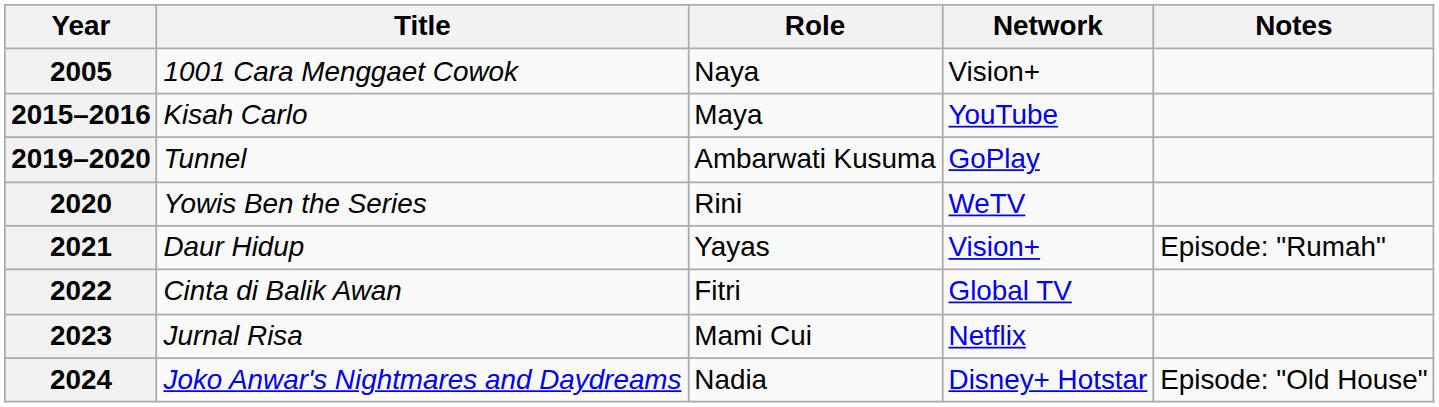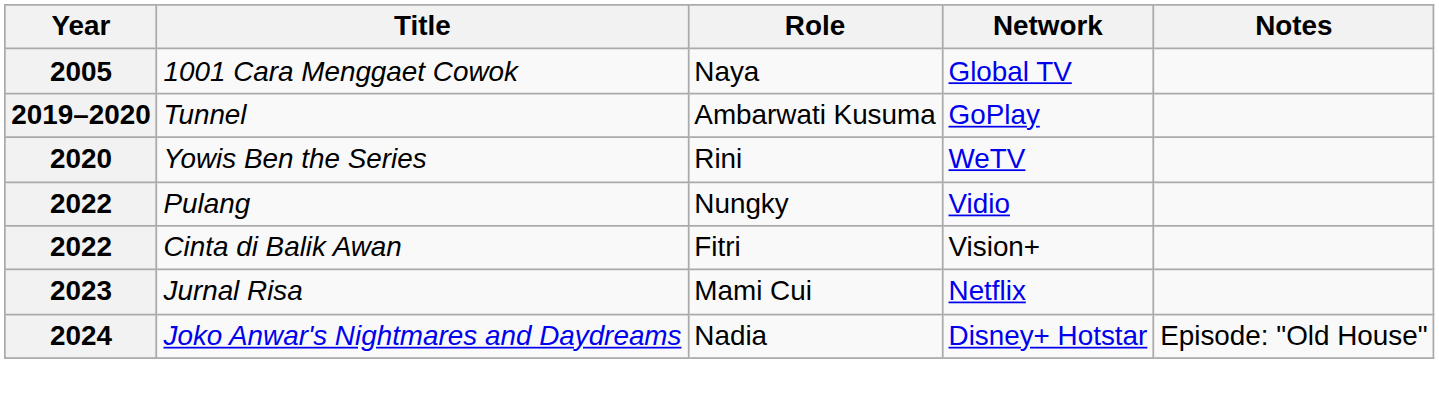(994, 70) Vision+ -> (1010, 70) Global TV
- row: (235, 114)
- row: (234, 247)
+ row: (207, 203)
(1010, 291) Global TV -> (994, 247) Vision+
